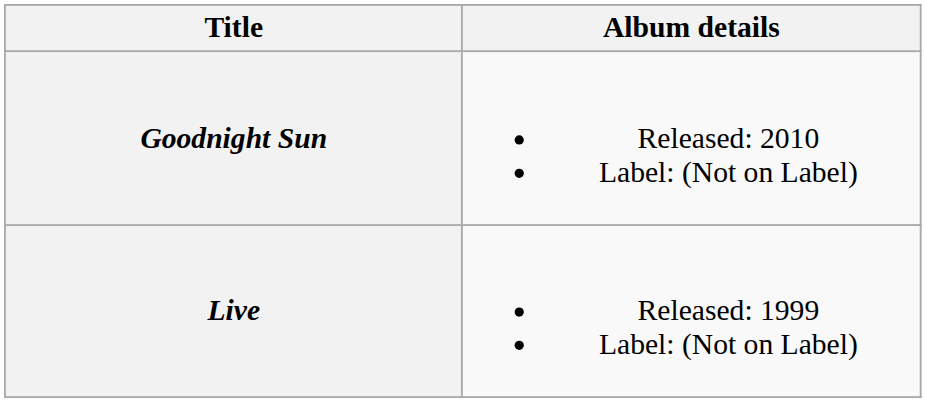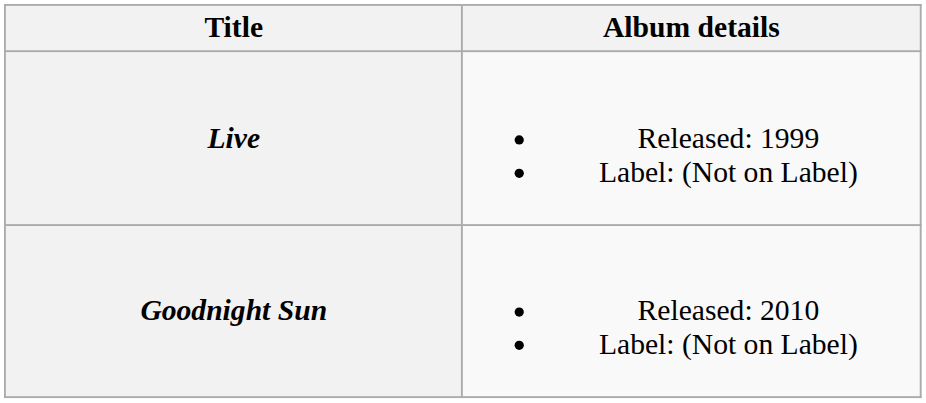rows swapped: (234, 310) <-> (234, 137)
